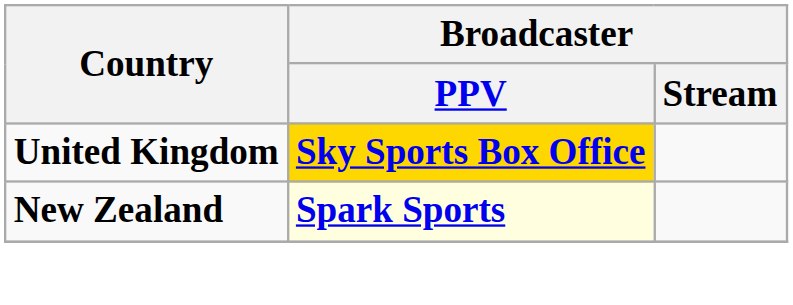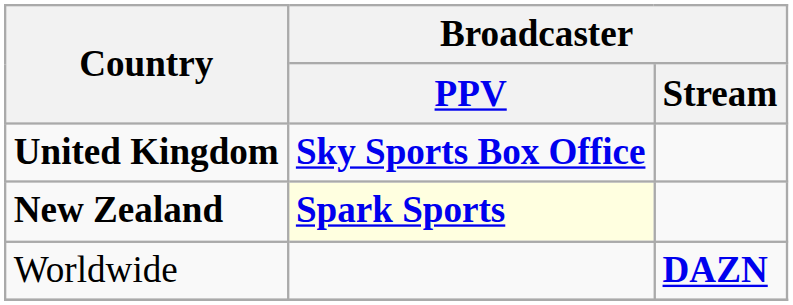(471, 151) gold background -> (471, 151) no background
+ row: (96, 269)
